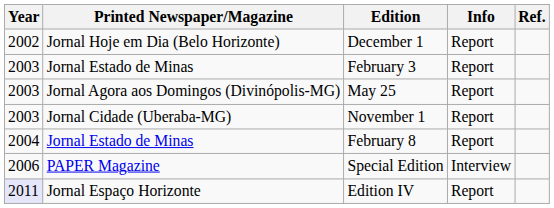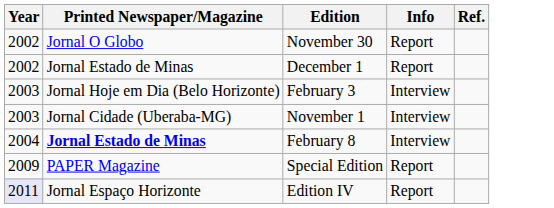+ row: (330, 41)
(163, 41) Jornal Hoje em Dia (Belo Horizonte) -> (120, 66) Jornal Estado de Minas
(120, 66) Jornal Estado de Minas -> (163, 91) Jornal Hoje em Dia (Belo Horizonte)
(472, 66) Report -> (420, 91) Interview
- row: (372, 91)
(472, 116) Report -> (420, 116) Interview
(120, 141) normal -> (126, 141) bold
(472, 141) Report -> (420, 141) Interview
(24, 166) 2006 -> (24, 166) 2009
(481, 166) Interview -> (412, 166) Report
